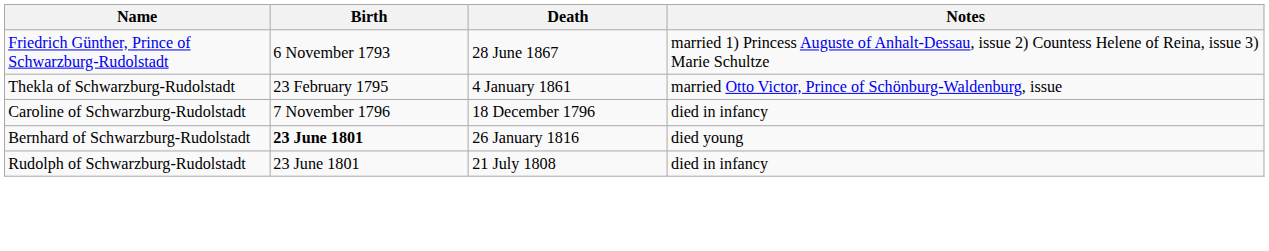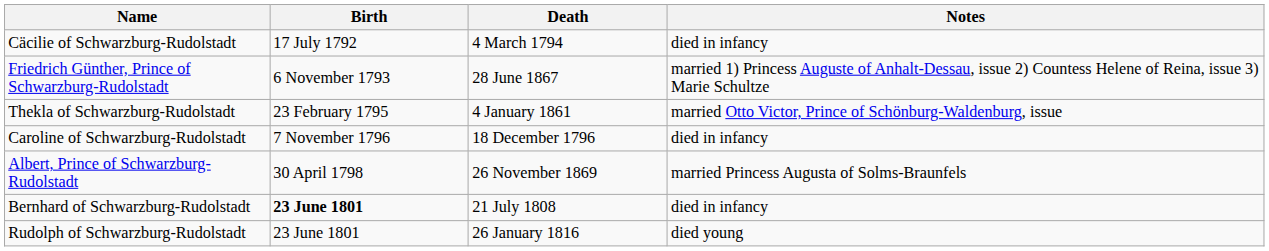+ row: (122, 42)
+ row: (109, 172)
(526, 138) 26 January 1816 -> (514, 207) 21 July 1808
(707, 138) died young -> (720, 207) died in infancy
(514, 163) 21 July 1808 -> (526, 233) 26 January 1816
(720, 163) died in infancy -> (707, 233) died young
